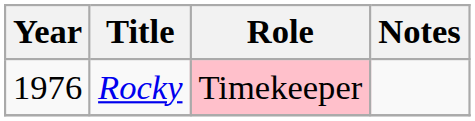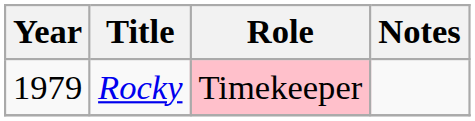(48, 86) 1976 -> (48, 86) 1979
